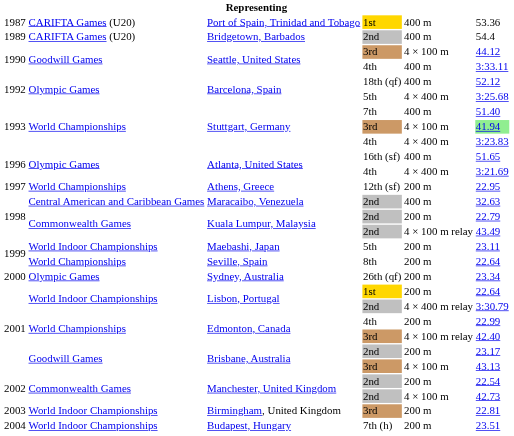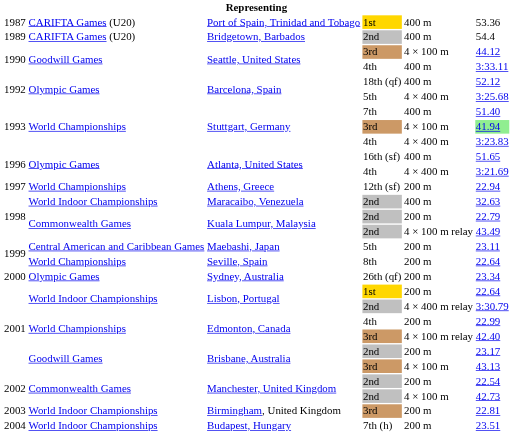(488, 186) 22.95 -> (488, 186) 22.94
(116, 201) Central American and Caribbean Games -> (93, 201) World Indoor Championships
(93, 246) World Indoor Championships -> (116, 246) Central American and Caribbean Games
